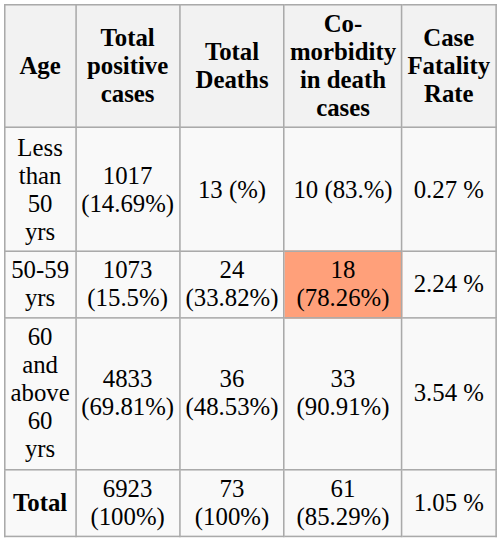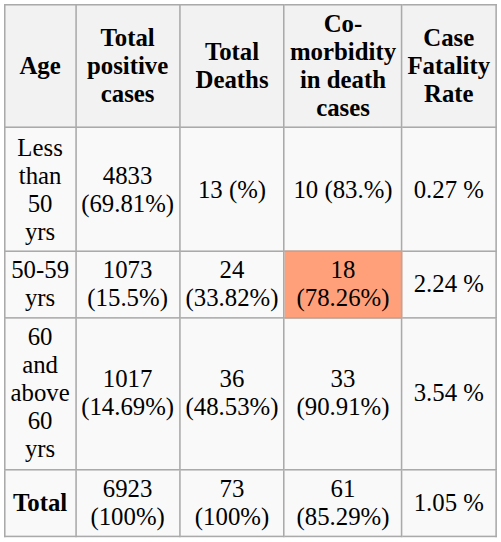(128, 189) 1017 (14.69%) -> (128, 189) 4833 (69.81%)
(128, 393) 4833 (69.81%) -> (128, 393) 1017 (14.69%)
